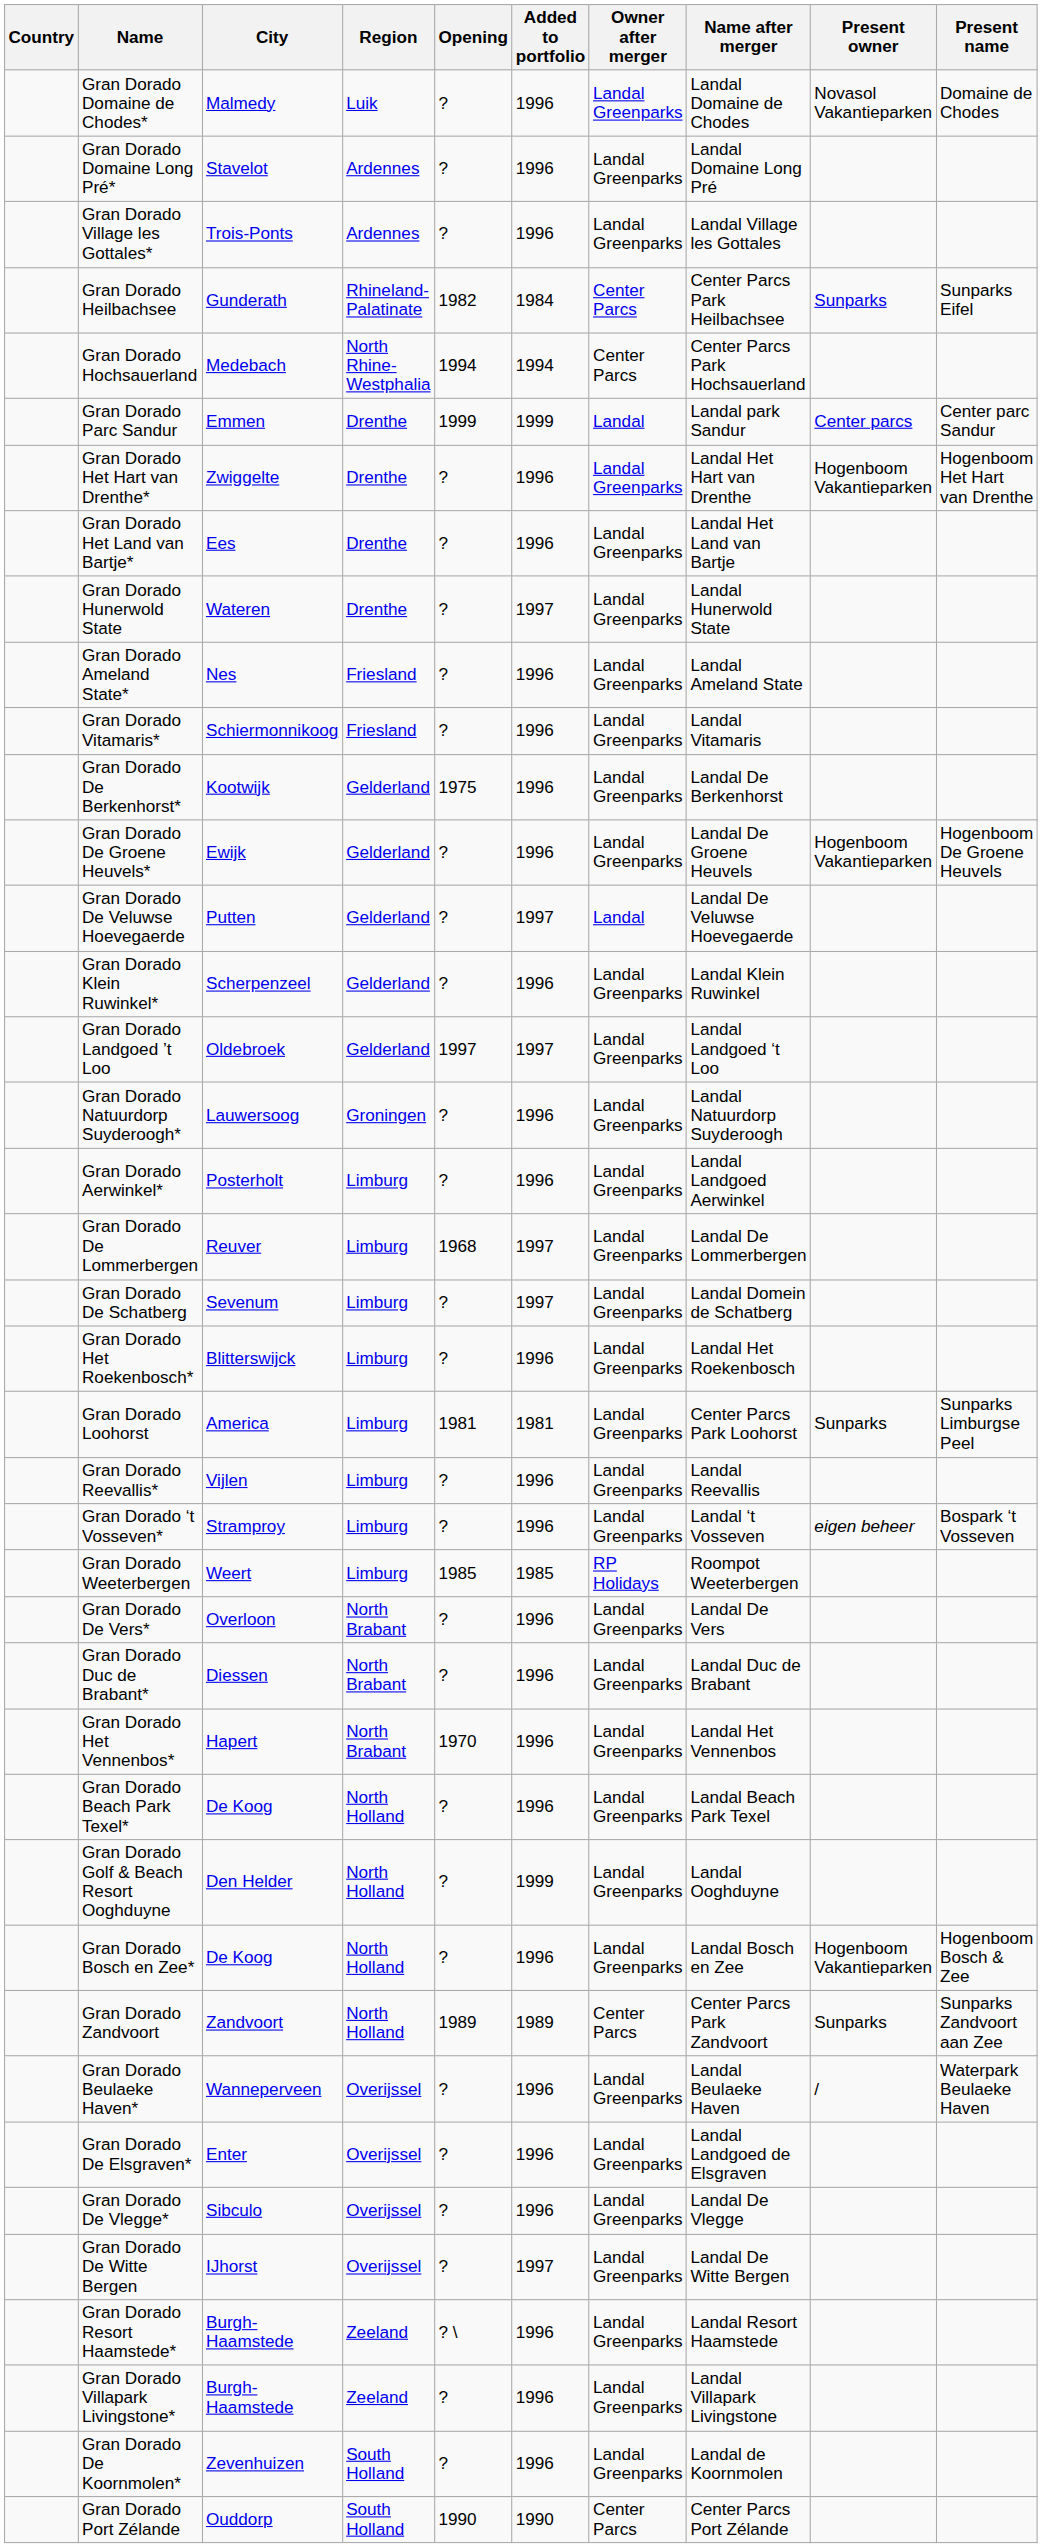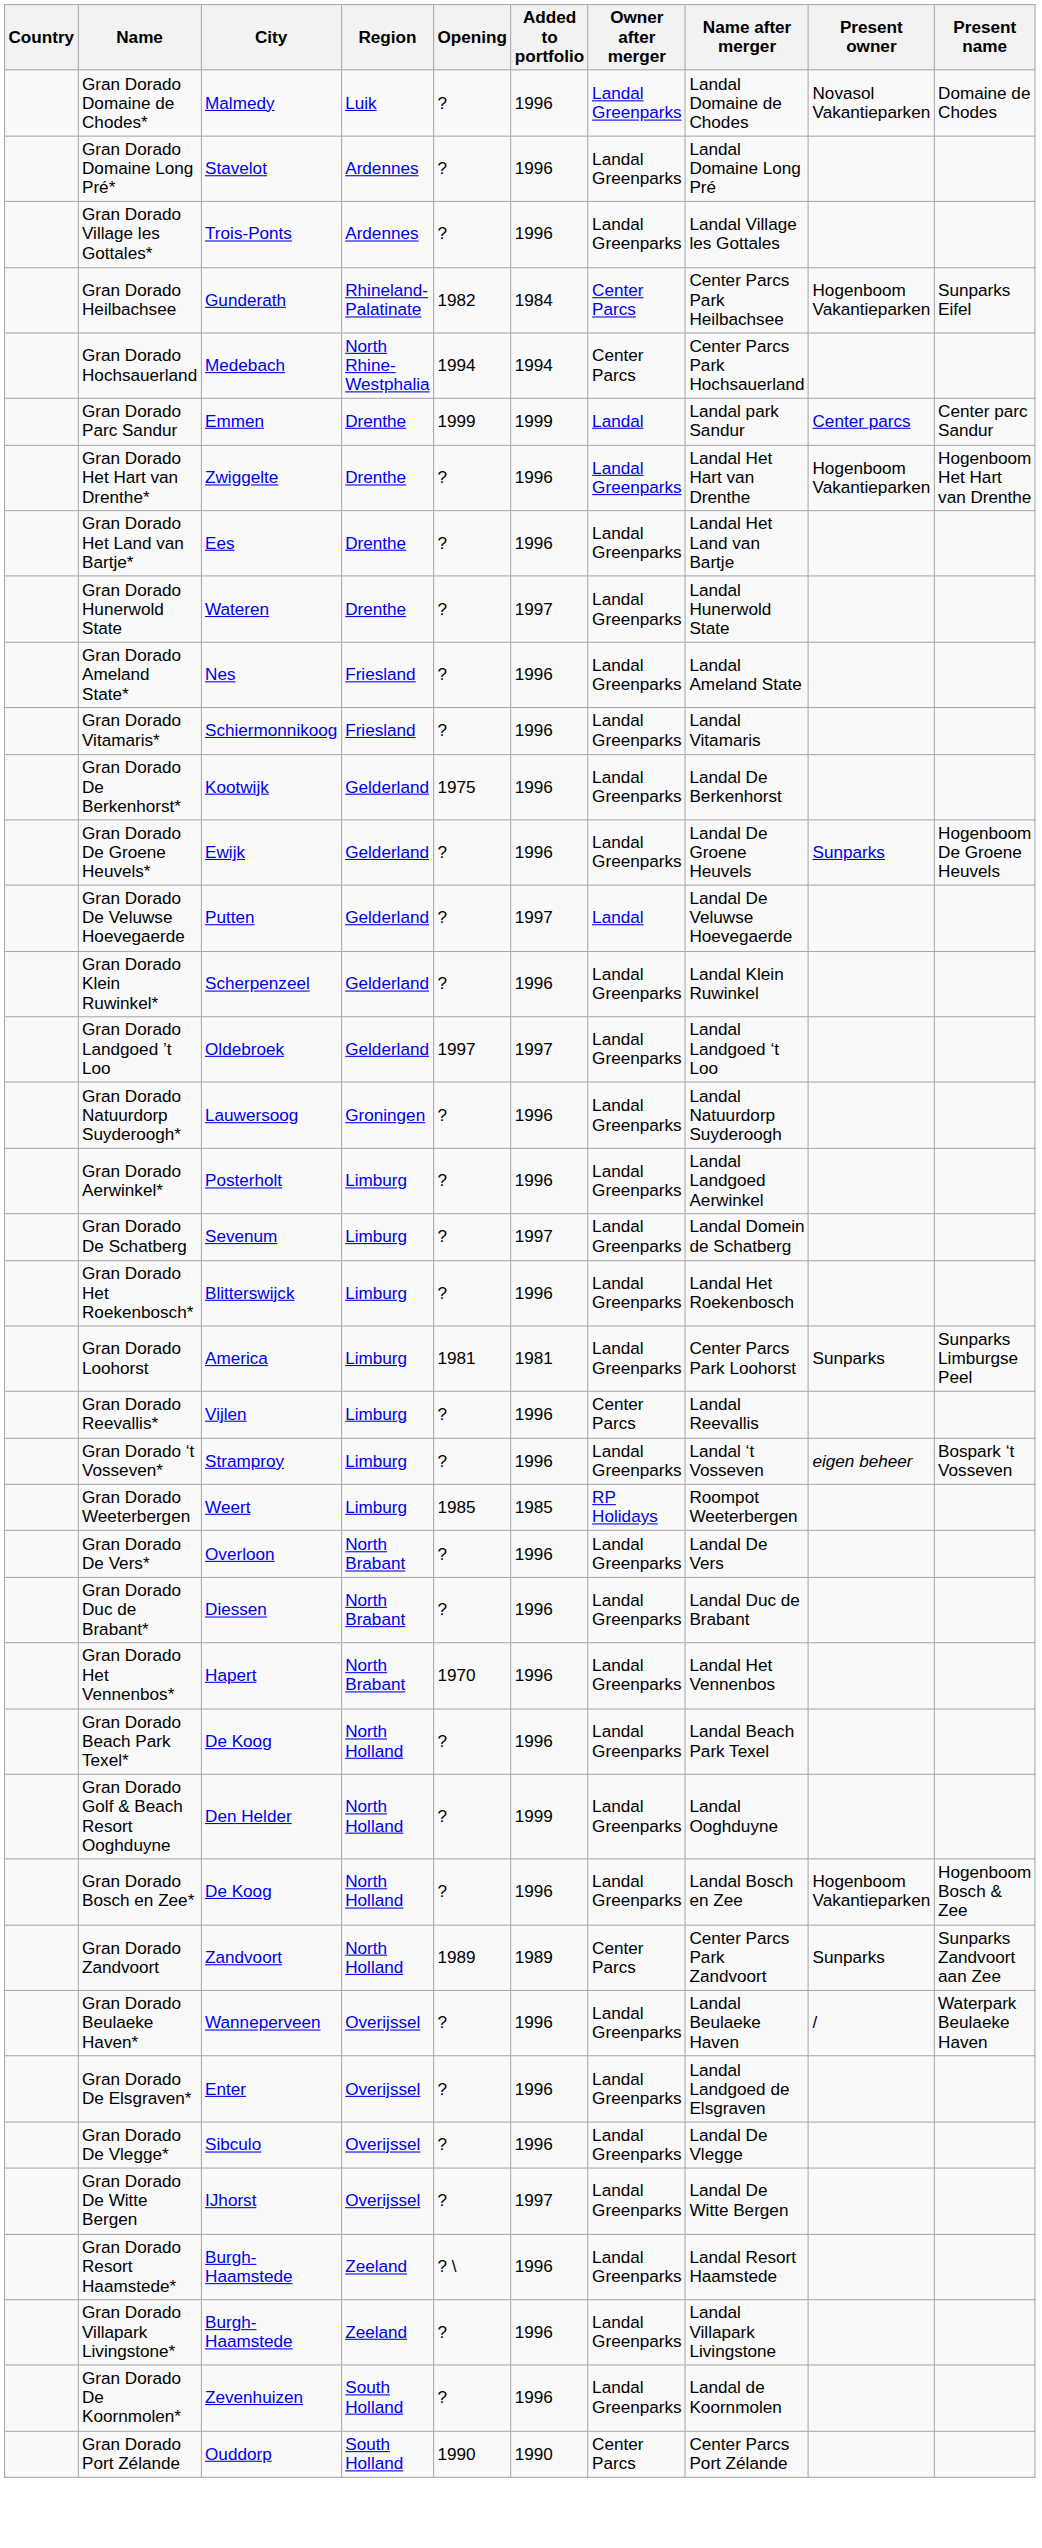(851, 300) Sunparks -> (871, 300) Hogenboom Vakantieparken
(873, 852) Hogenboom Vakantieparken -> (849, 852) Sunparks
- row: (140, 1246)
(638, 1480) Landal Greenparks -> (618, 1414) Center Parcs
